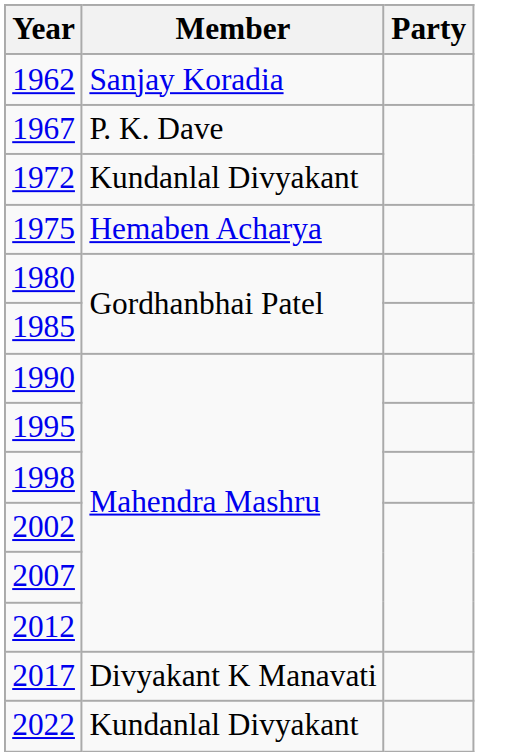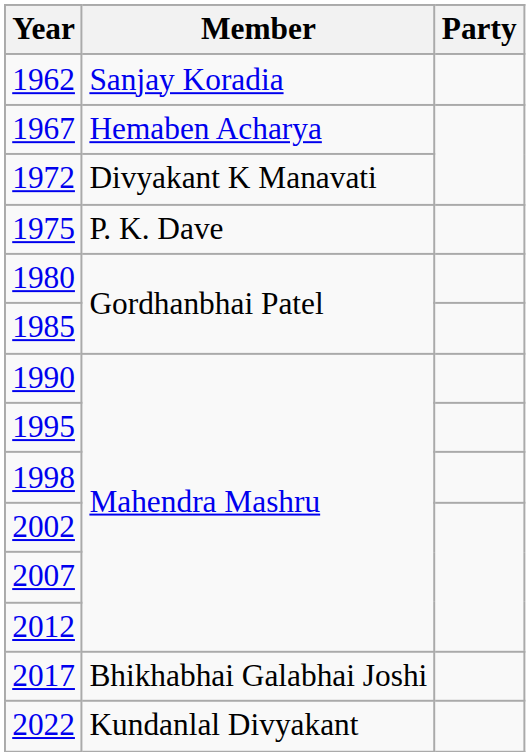(156, 128) P. K. Dave -> (206, 128) Hemaben Acharya
(224, 178) Kundanlal Divyakant -> (233, 178) Divyakant K Manavati
(206, 228) Hemaben Acharya -> (156, 228) P. K. Dave
(233, 675) Divyakant K Manavati -> (258, 675) Bhikhabhai Galabhai Joshi
